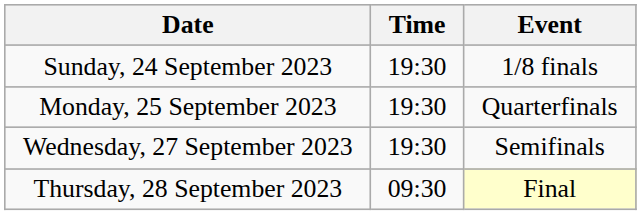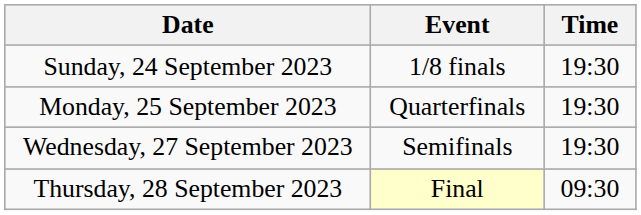columns swapped: (417, 24) <-> (550, 24)
